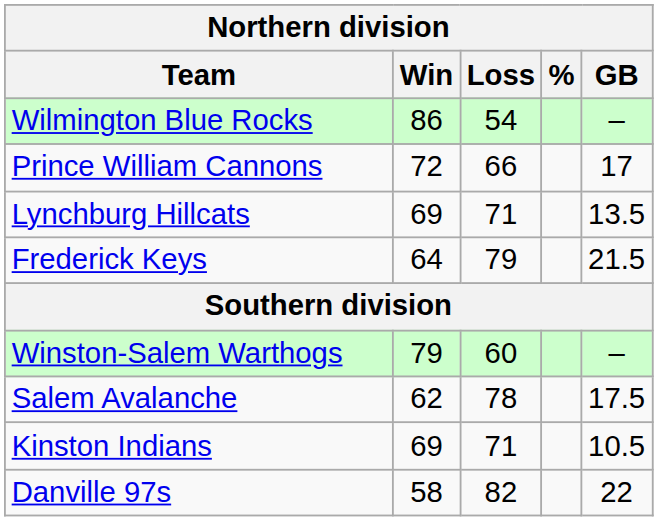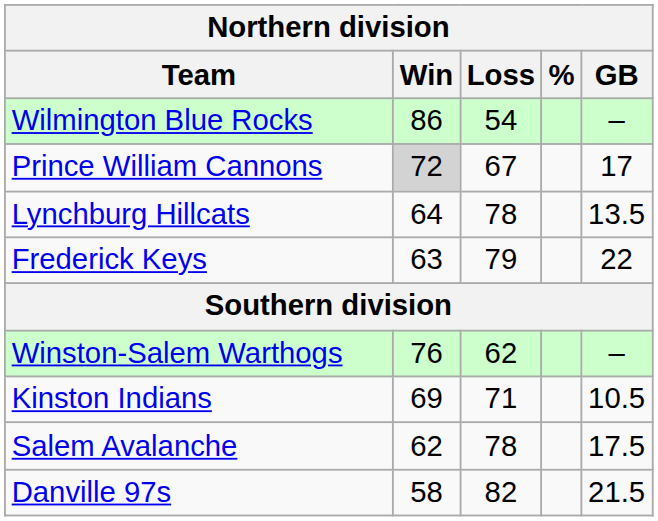(427, 167) no background -> (427, 167) lightgrey background
(501, 167) 66 -> (501, 167) 67
(427, 213) 69 -> (427, 213) 64
(501, 213) 71 -> (501, 213) 78
(427, 259) 64 -> (427, 259) 63
(617, 259) 21.5 -> (617, 259) 22
(427, 352) 79 -> (427, 352) 76
(501, 352) 60 -> (501, 352) 62
rows swapped: (112, 445) <-> (125, 399)
(617, 492) 22 -> (617, 492) 21.5
